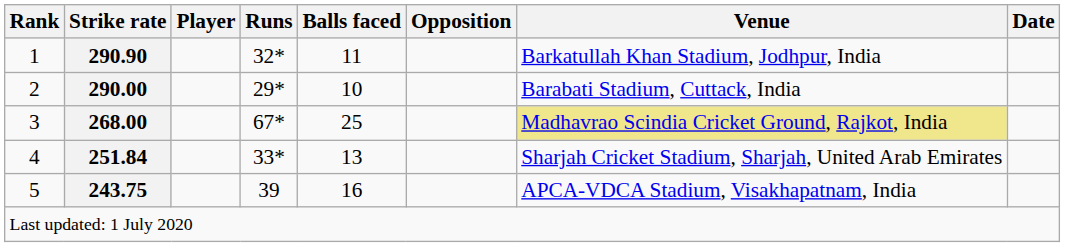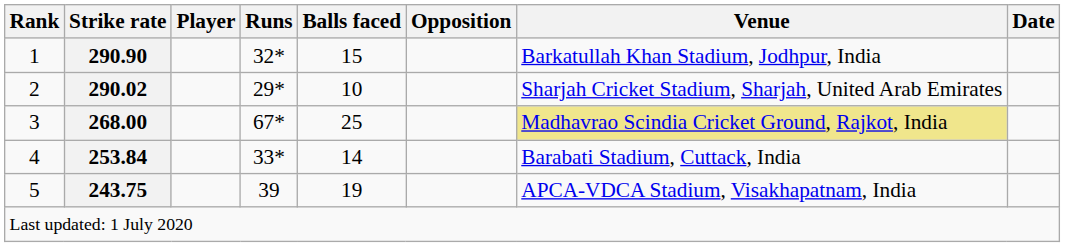(352, 55) 11 -> (352, 55) 15
(118, 88) 290.00 -> (118, 88) 290.02
(661, 88) Barabati Stadium, Cuttack, India -> (762, 88) Sharjah Cricket Stadium, Sharjah, United Arab Emirates
(118, 156) 251.84 -> (118, 156) 253.84
(352, 156) 13 -> (352, 156) 14
(762, 156) Sharjah Cricket Stadium, Sharjah, United Arab Emirates -> (661, 156) Barabati Stadium, Cuttack, India
(352, 190) 16 -> (352, 190) 19
